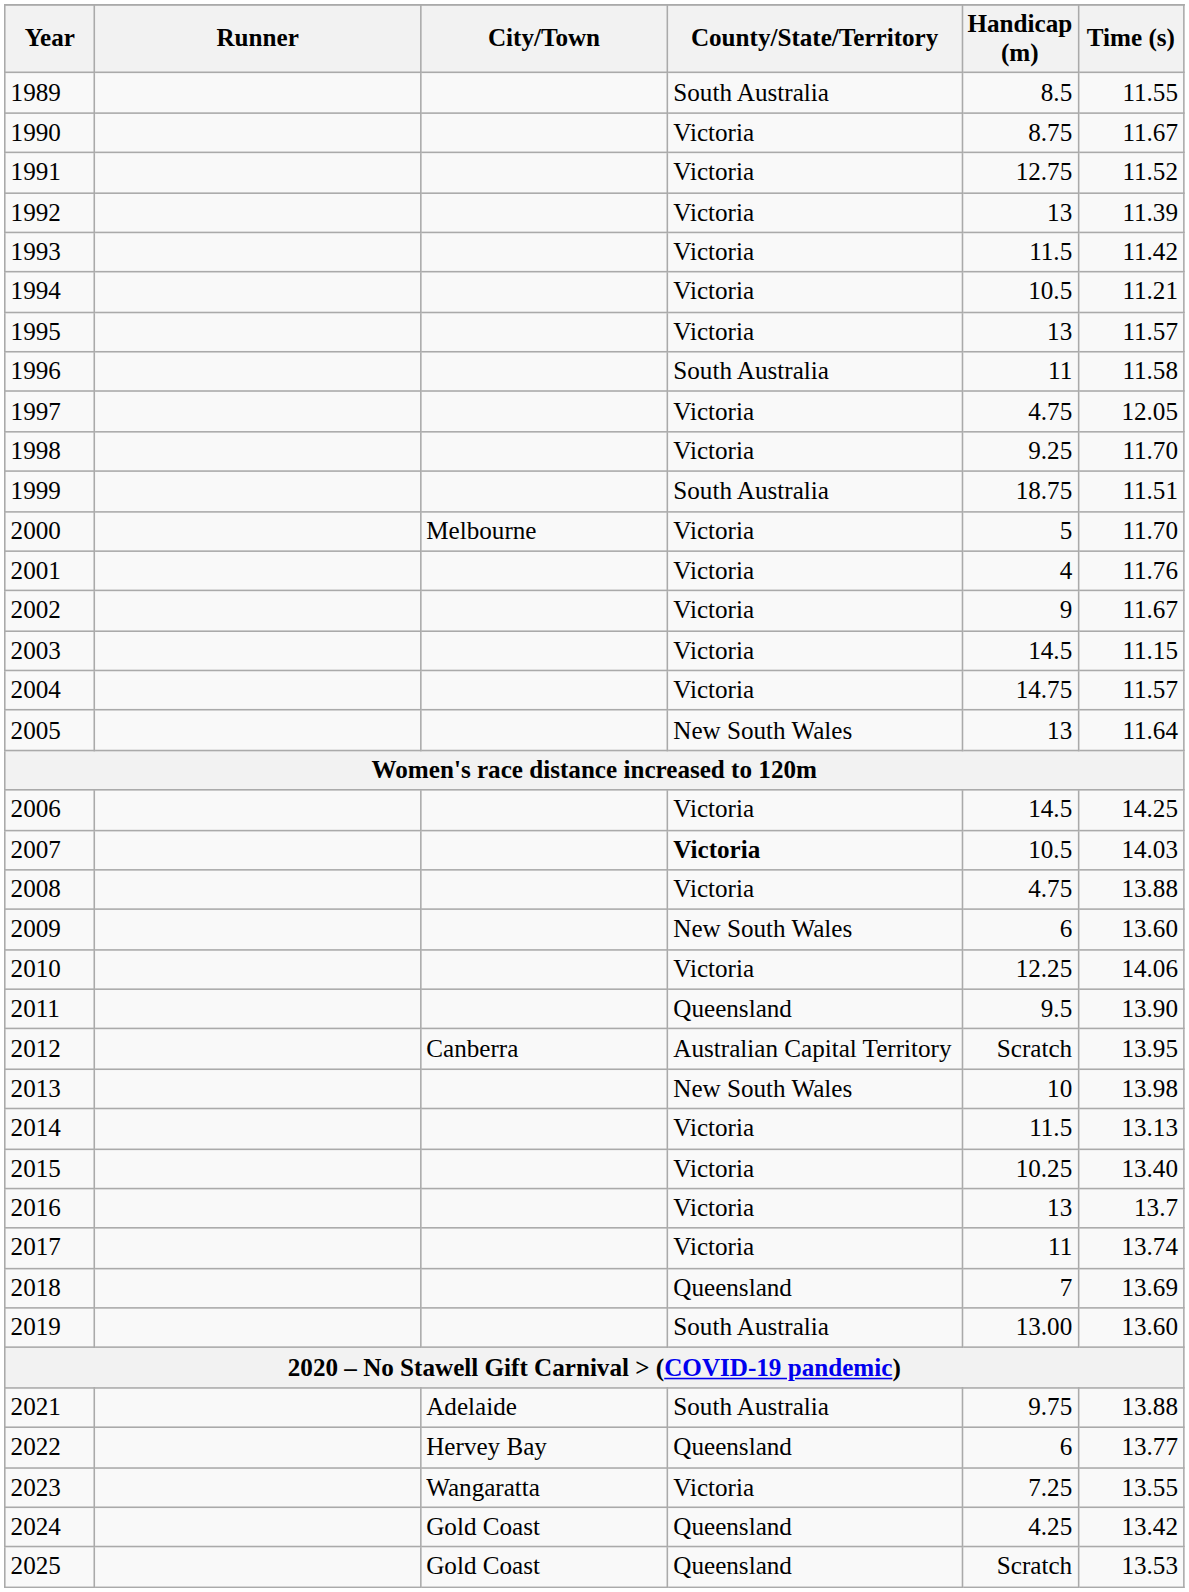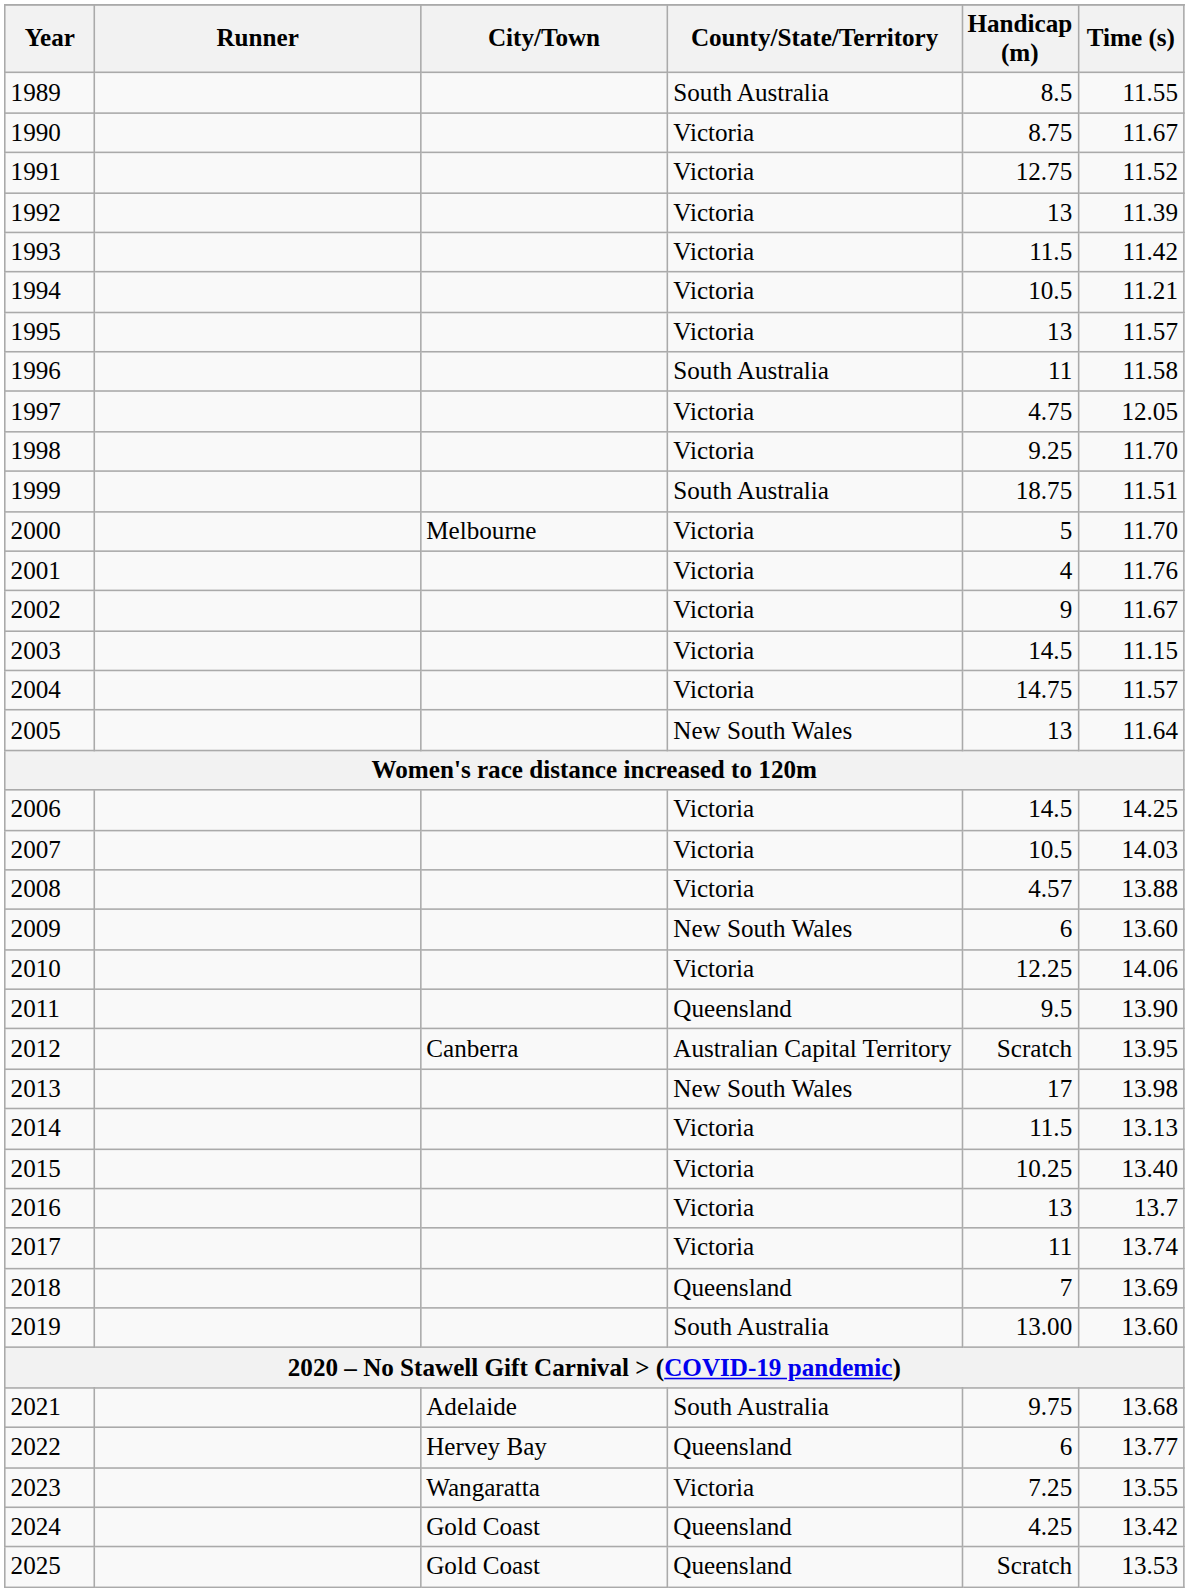(717, 849) bold -> (714, 849) normal
(1050, 889) 4.75 -> (1050, 889) 4.57
(1060, 1088) 10 -> (1060, 1088) 17
(1150, 1407) 13.88 -> (1150, 1407) 13.68
